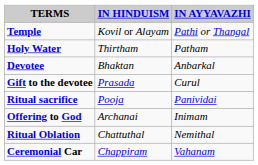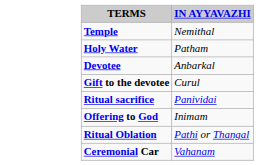- column: (133, 14)
(212, 31) Pathi or Thangal -> (194, 31) Nemithal
(194, 134) Nemithal -> (212, 134) Pathi or Thangal
